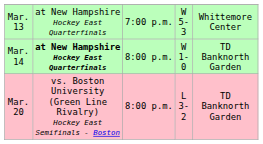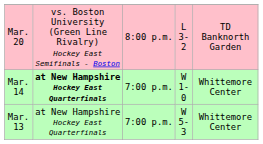rows swapped: (18, 22) <-> (18, 107)
(149, 57) 8:00 p.m. -> (149, 87) 7:00 p.m.
(225, 57) TD Banknorth Garden -> (225, 87) Whittemore Center
